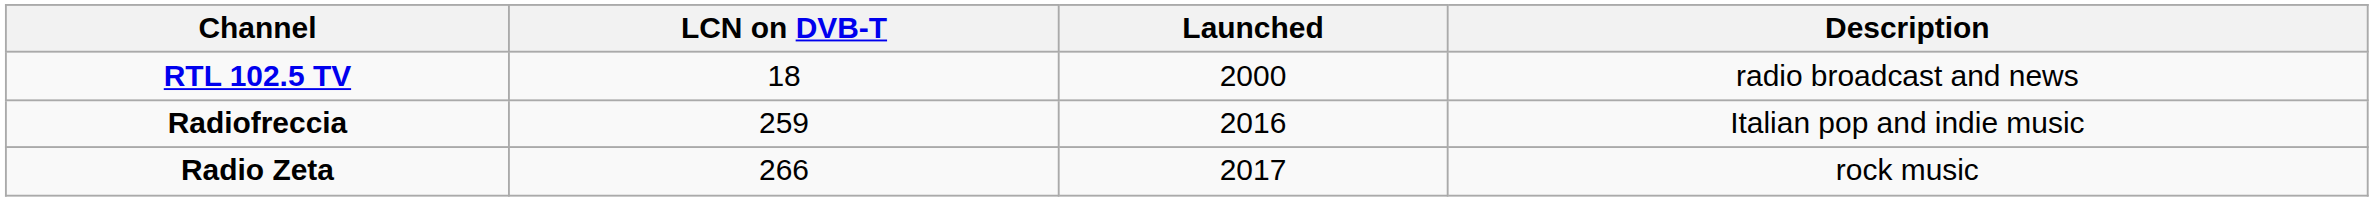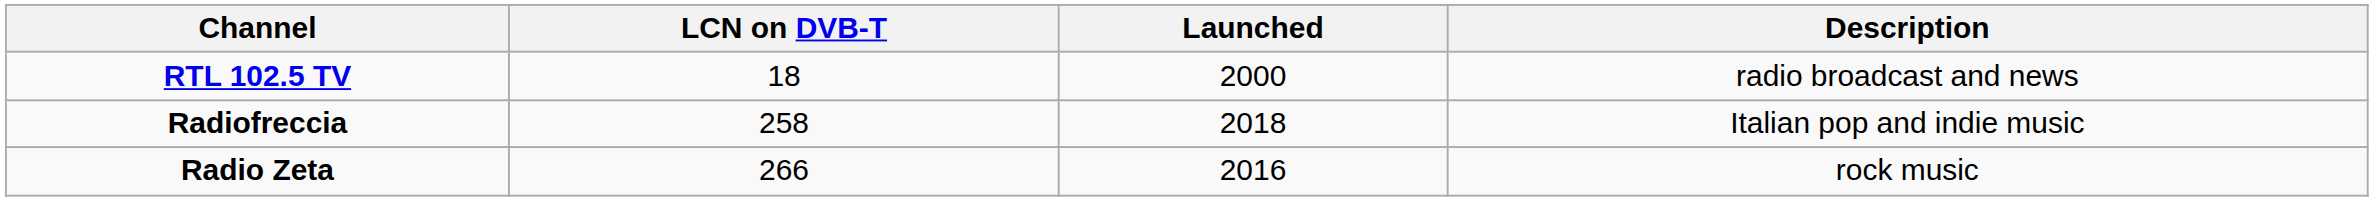(784, 123) 259 -> (784, 123) 258
(1253, 123) 2016 -> (1253, 123) 2018
(1253, 170) 2017 -> (1253, 170) 2016
